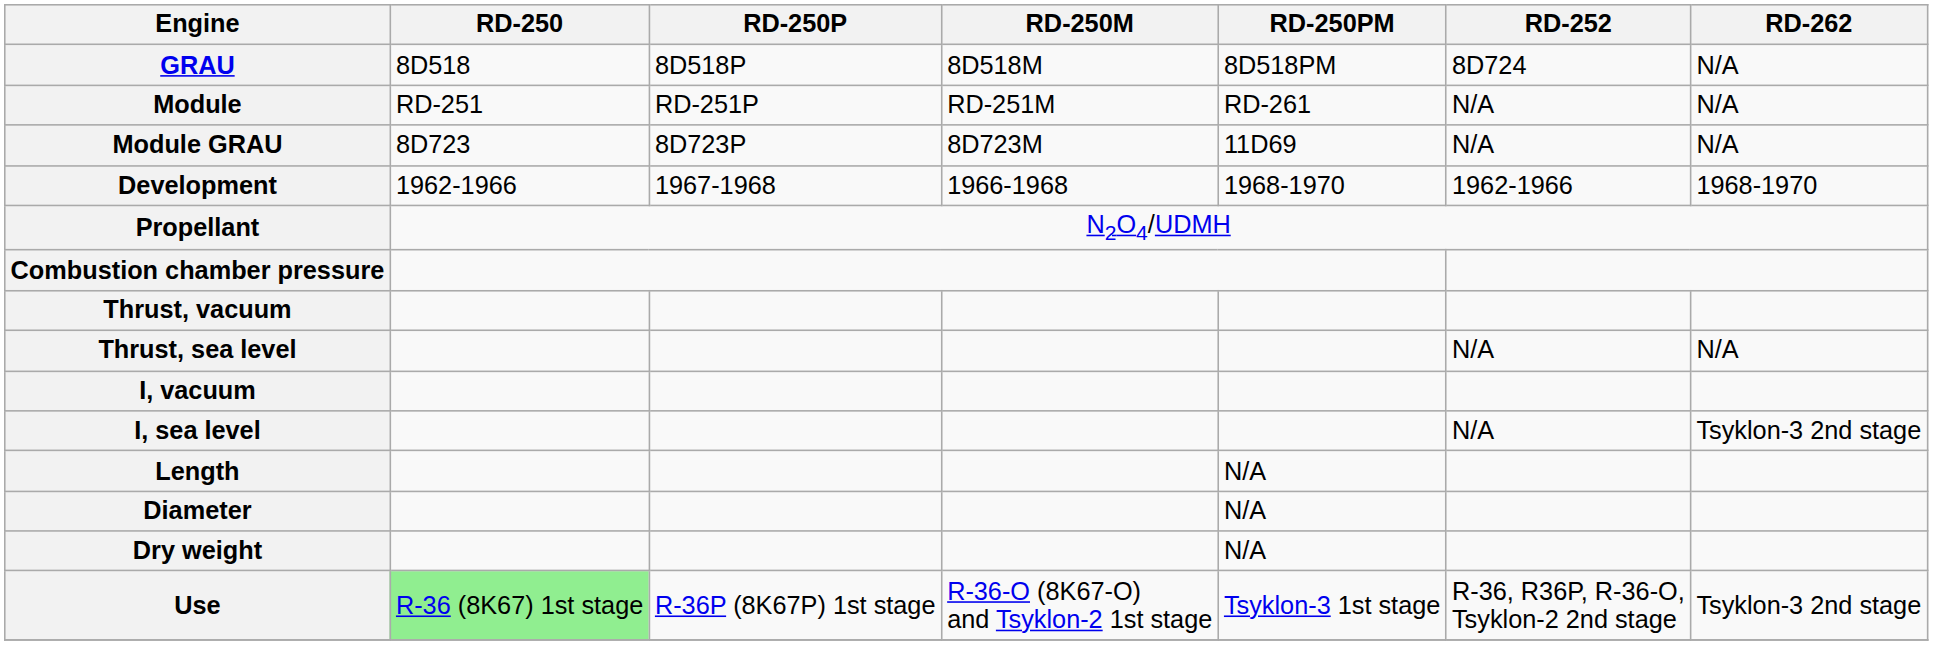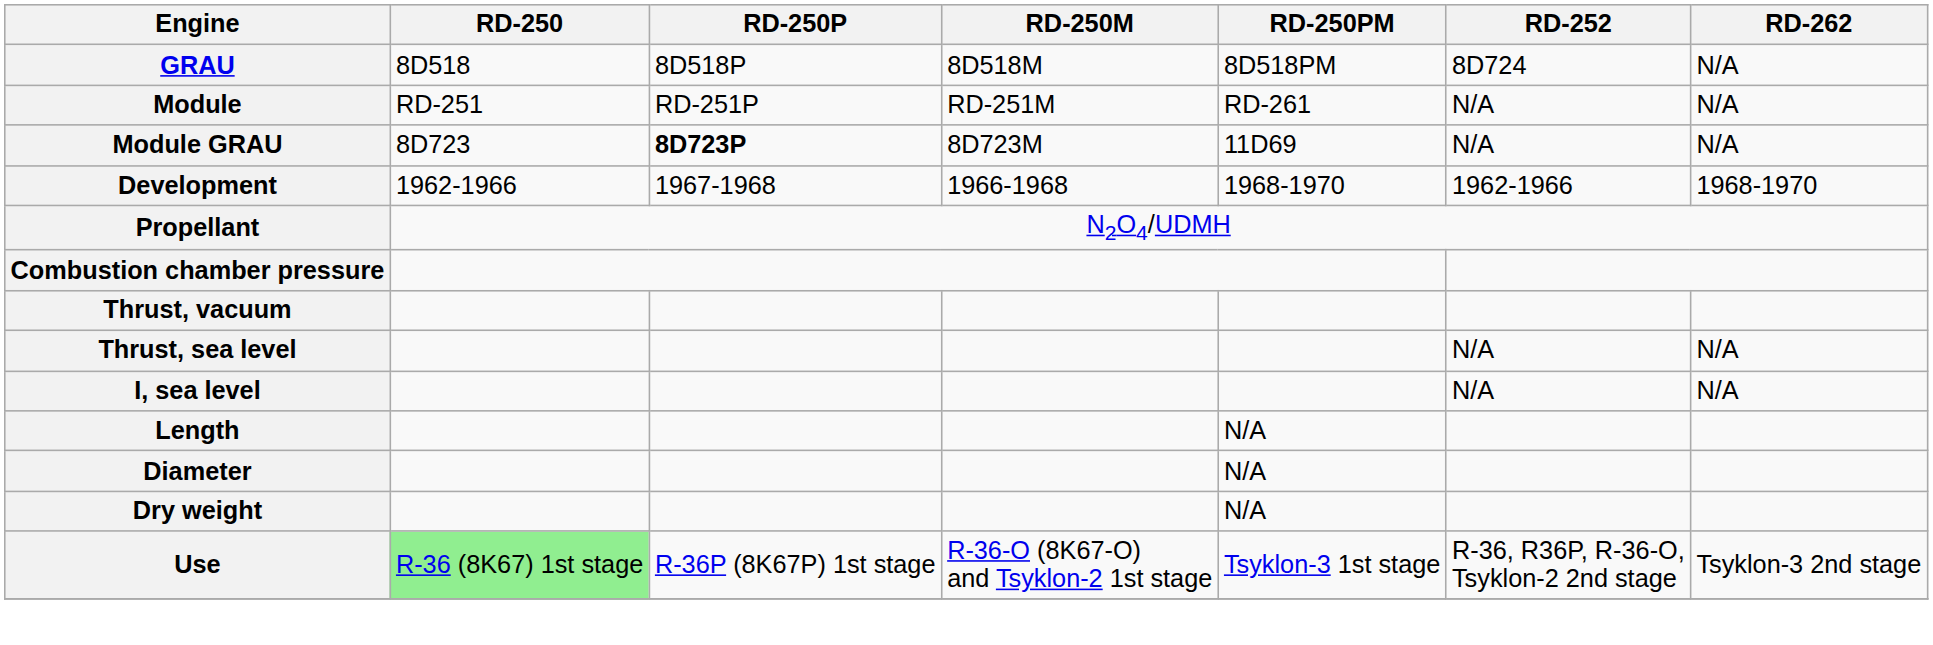(701, 144) normal -> (701, 144) bold
- row: (197, 390)
(1809, 430) Tsyklon-3 2nd stage -> (1717, 390) N/A
